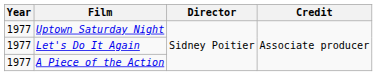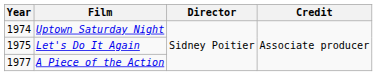(19, 29) 1977 -> (19, 29) 1974
(19, 46) 1977 -> (19, 46) 1975
